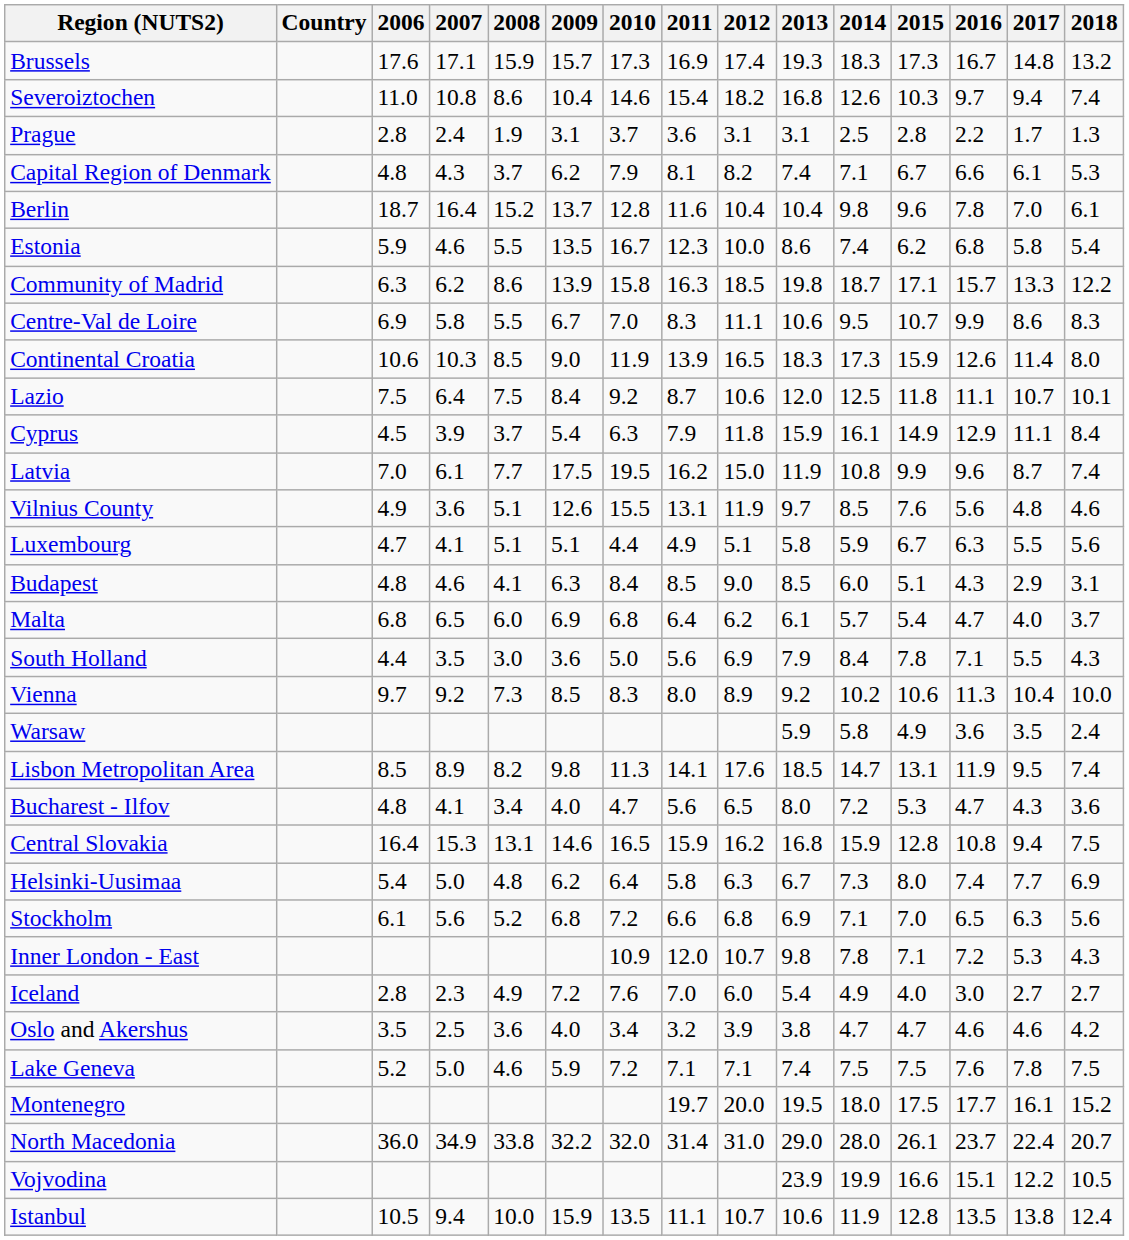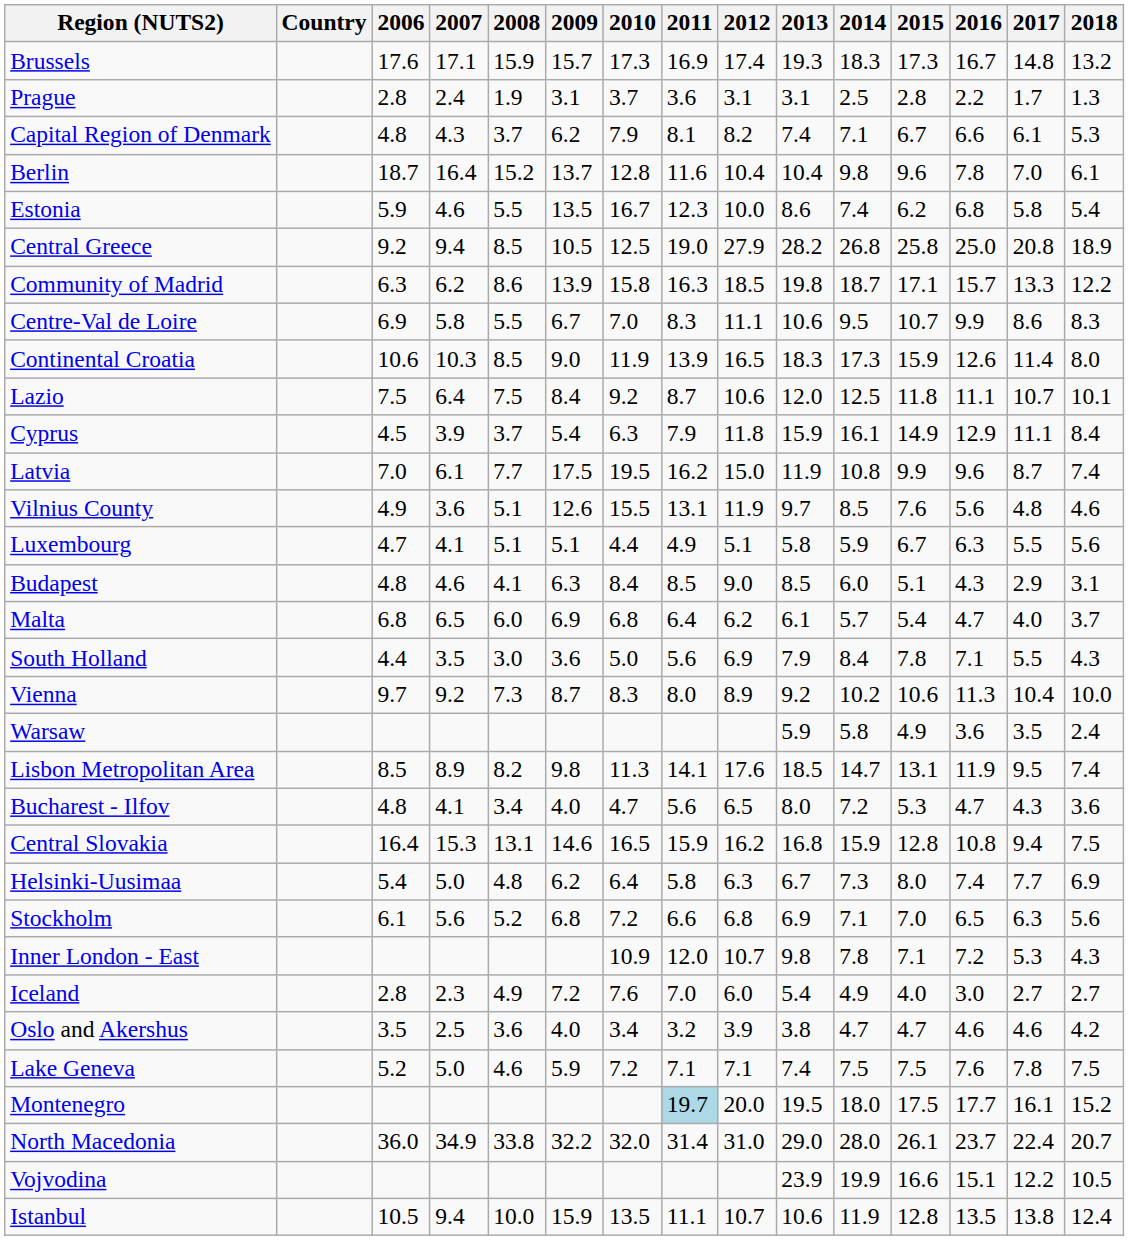- row: (83, 97)
+ row: (81, 246)
(566, 694) 8.5 -> (566, 694) 8.7
(687, 1104) no background -> (687, 1104) lightblue background
